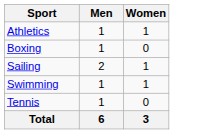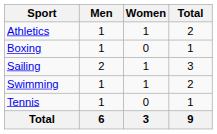+ column: (190, 13)
